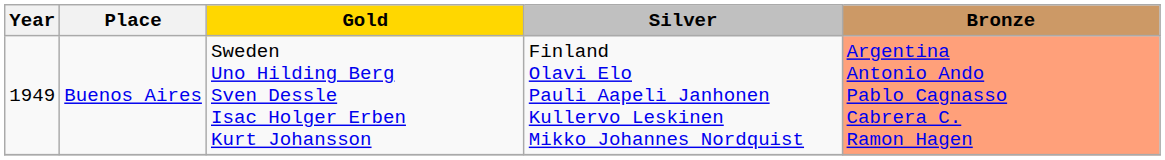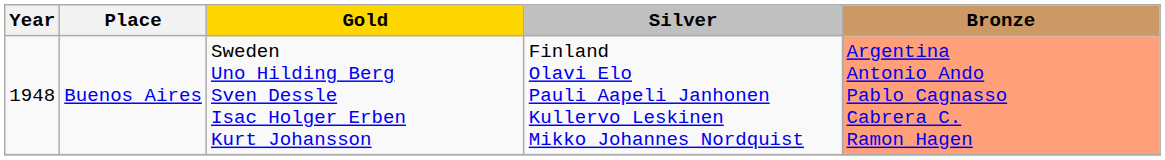(32, 96) 1949 -> (32, 96) 1948
